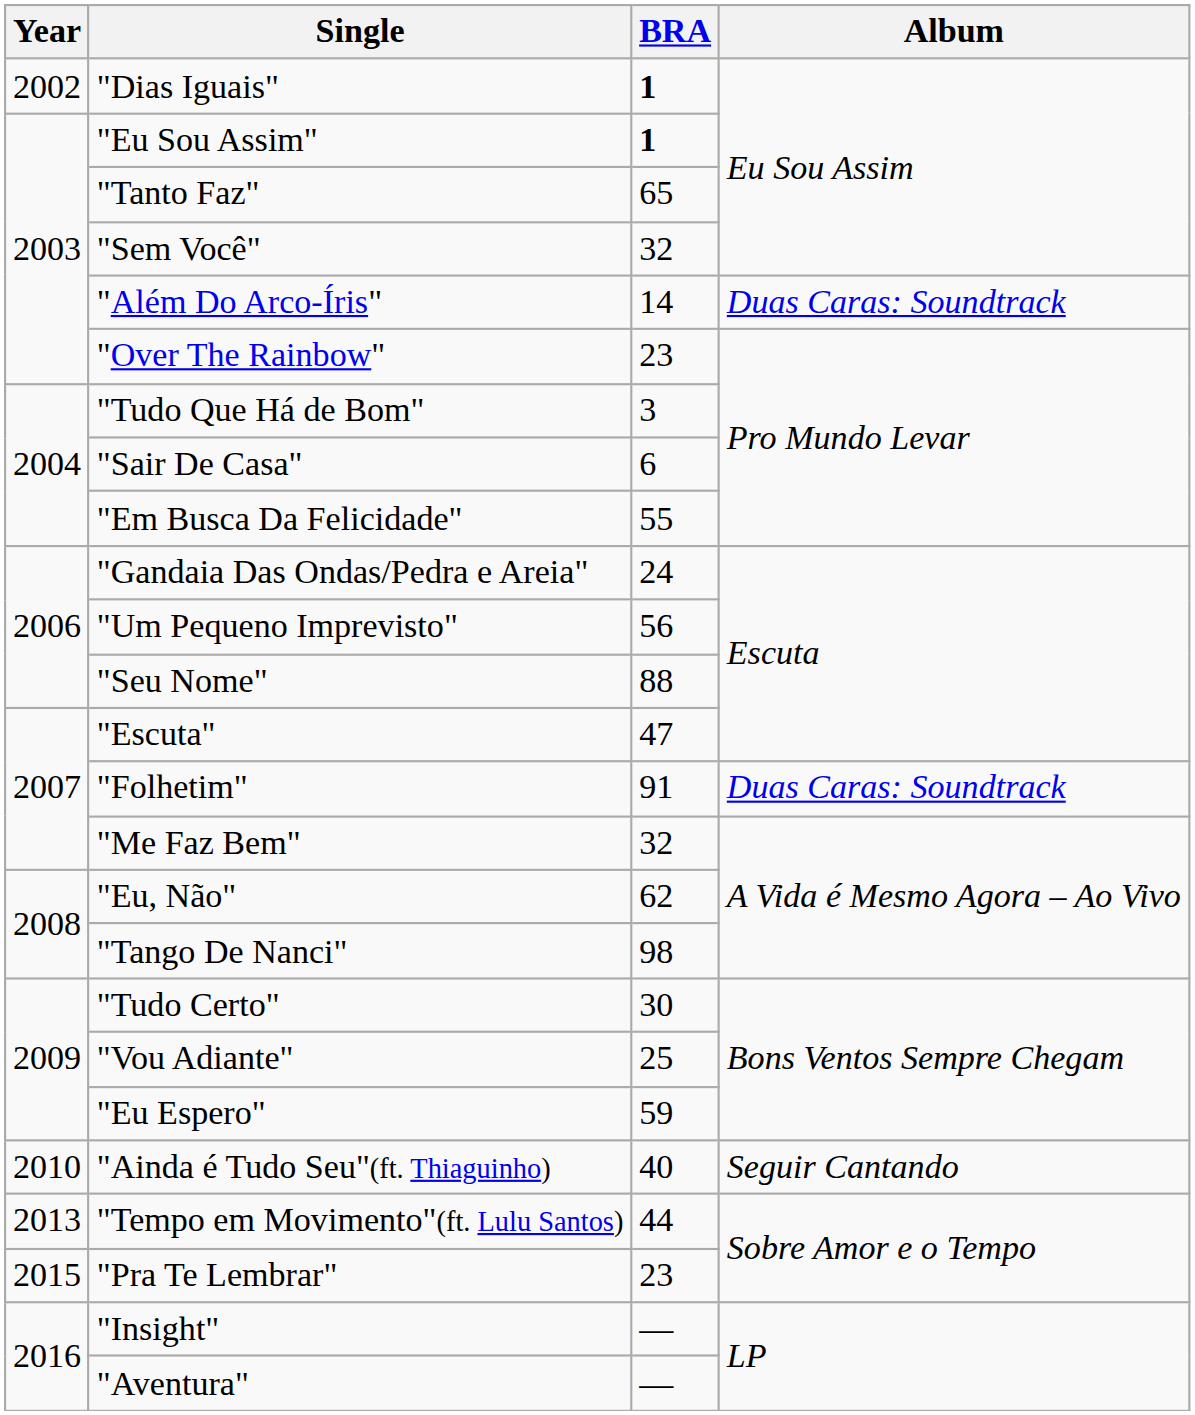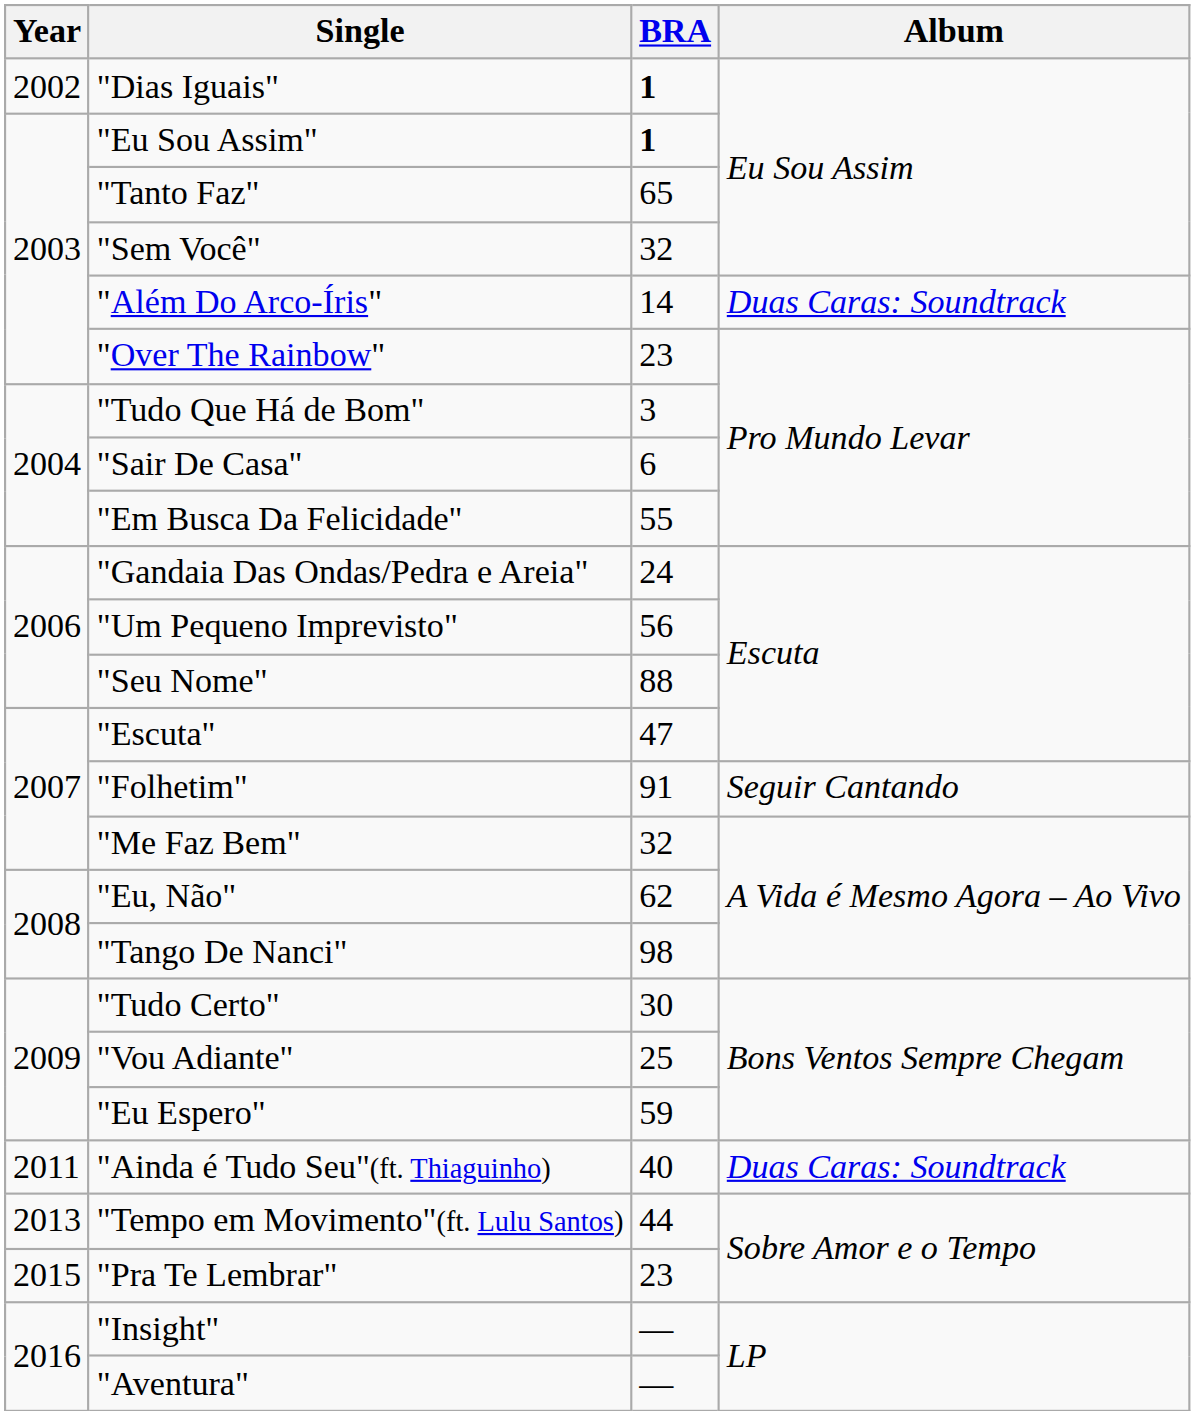(896, 788) Duas Caras: Soundtrack -> (843, 788) Seguir Cantando
(47, 1166) 2010 -> (46, 1166) 2011
(843, 1166) Seguir Cantando -> (896, 1166) Duas Caras: Soundtrack
